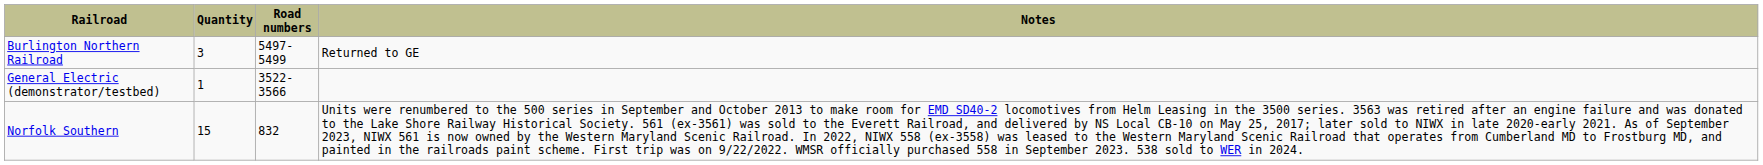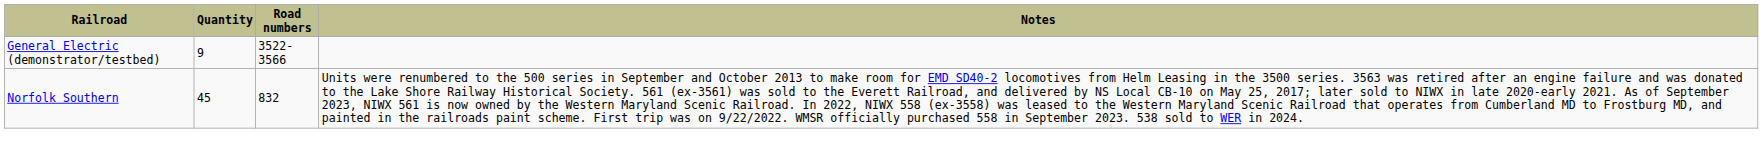- row: (73, 53)
(201, 85) 1 -> (201, 53) 9
(204, 131) 15 -> (204, 98) 45
